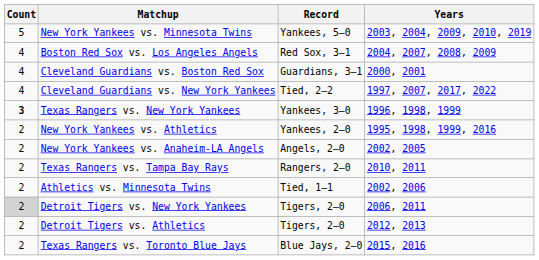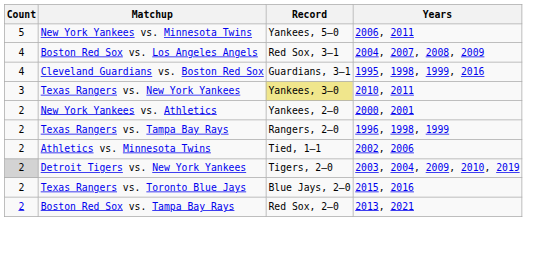(449, 33) 2003, 2004, 2009, 2010, 2019 -> (385, 33) 2006, 2011
(396, 72) 2000, 2001 -> (420, 72) 1995, 1998, 1999, 2016
- row: (158, 91)
(21, 110) bold -> (21, 91) normal
(315, 110) no background -> (304, 91) khaki background
(414, 110) 1996, 1998, 1999 -> (385, 91) 2010, 2011
(432, 129) 1995, 1998, 1999, 2016 -> (385, 110) 2000, 2001
- row: (152, 149)
(396, 168) 2010, 2011 -> (402, 129) 1996, 1998, 1999
(396, 206) 2006, 2011 -> (437, 168) 2003, 2004, 2009, 2010, 2019
- row: (123, 226)
+ row: (138, 206)
